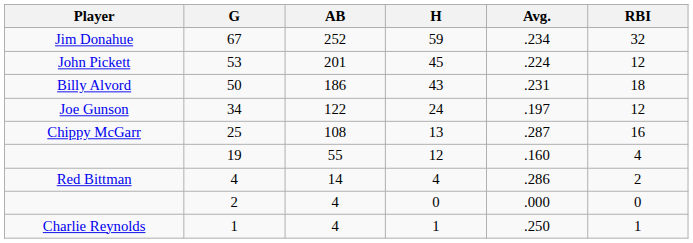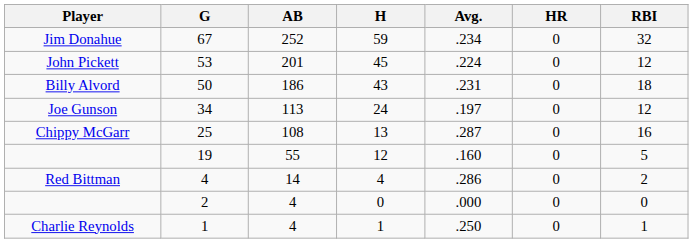+ column: (556, 16)
(335, 109) 122 -> (293, 109) 113
(638, 156) 4 -> (644, 156) 5
